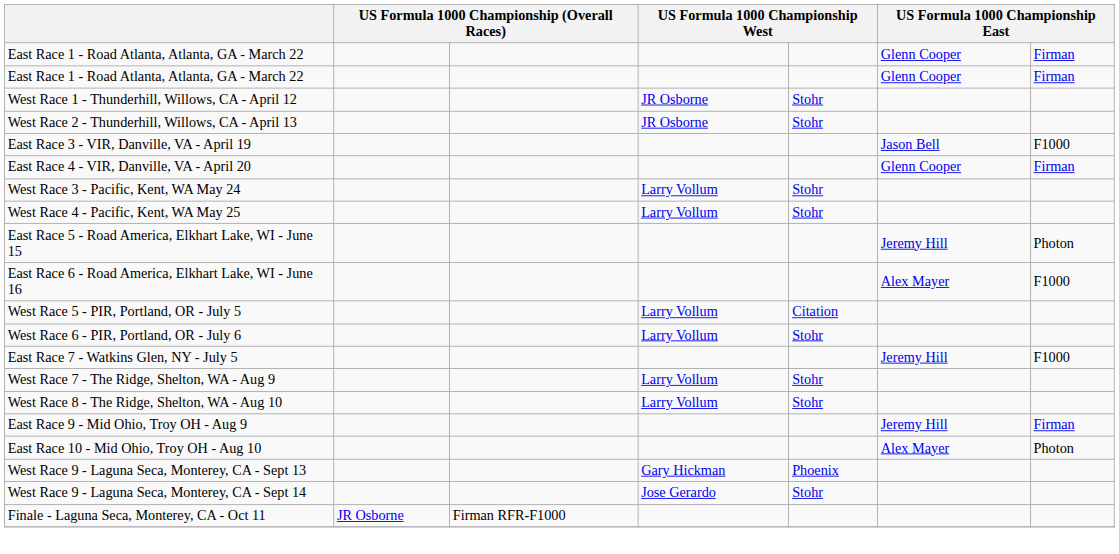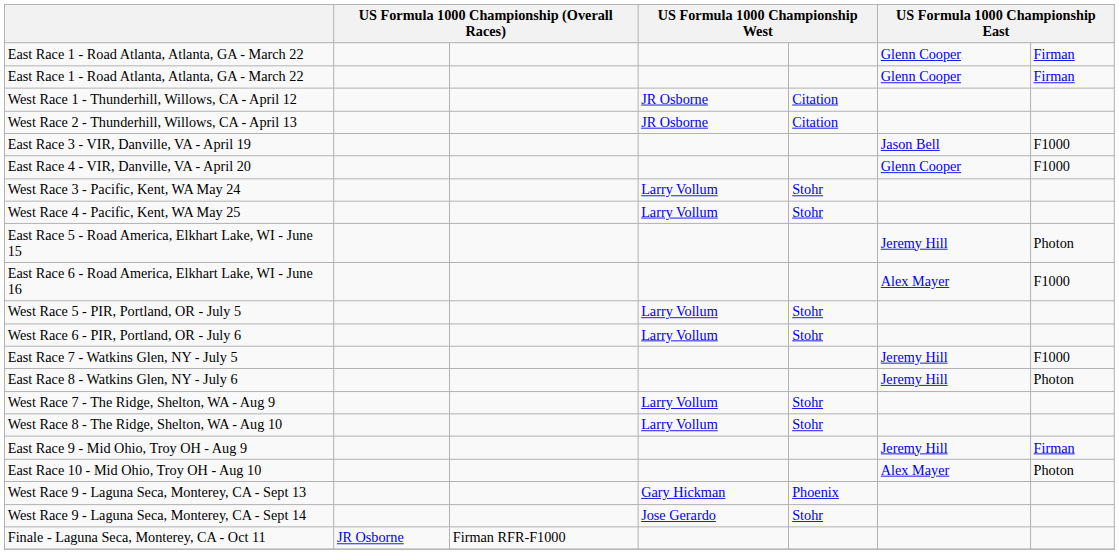(808, 99) Stohr -> (815, 99) Citation
(808, 122) Stohr -> (815, 122) Citation
(1054, 167) Firman -> (1052, 167) F1000
(815, 312) Citation -> (808, 312) Stohr
+ row: (123, 380)
